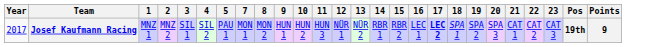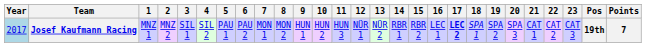+ column: (245, 11)
(17, 30) no background -> (17, 30) lightblue background
(605, 30) 9 -> (624, 30) 7
